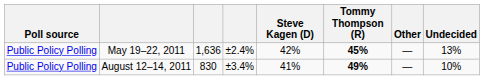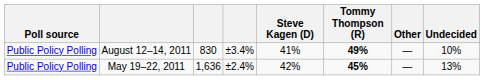rows swapped: (146, 51) <-> (146, 67)
